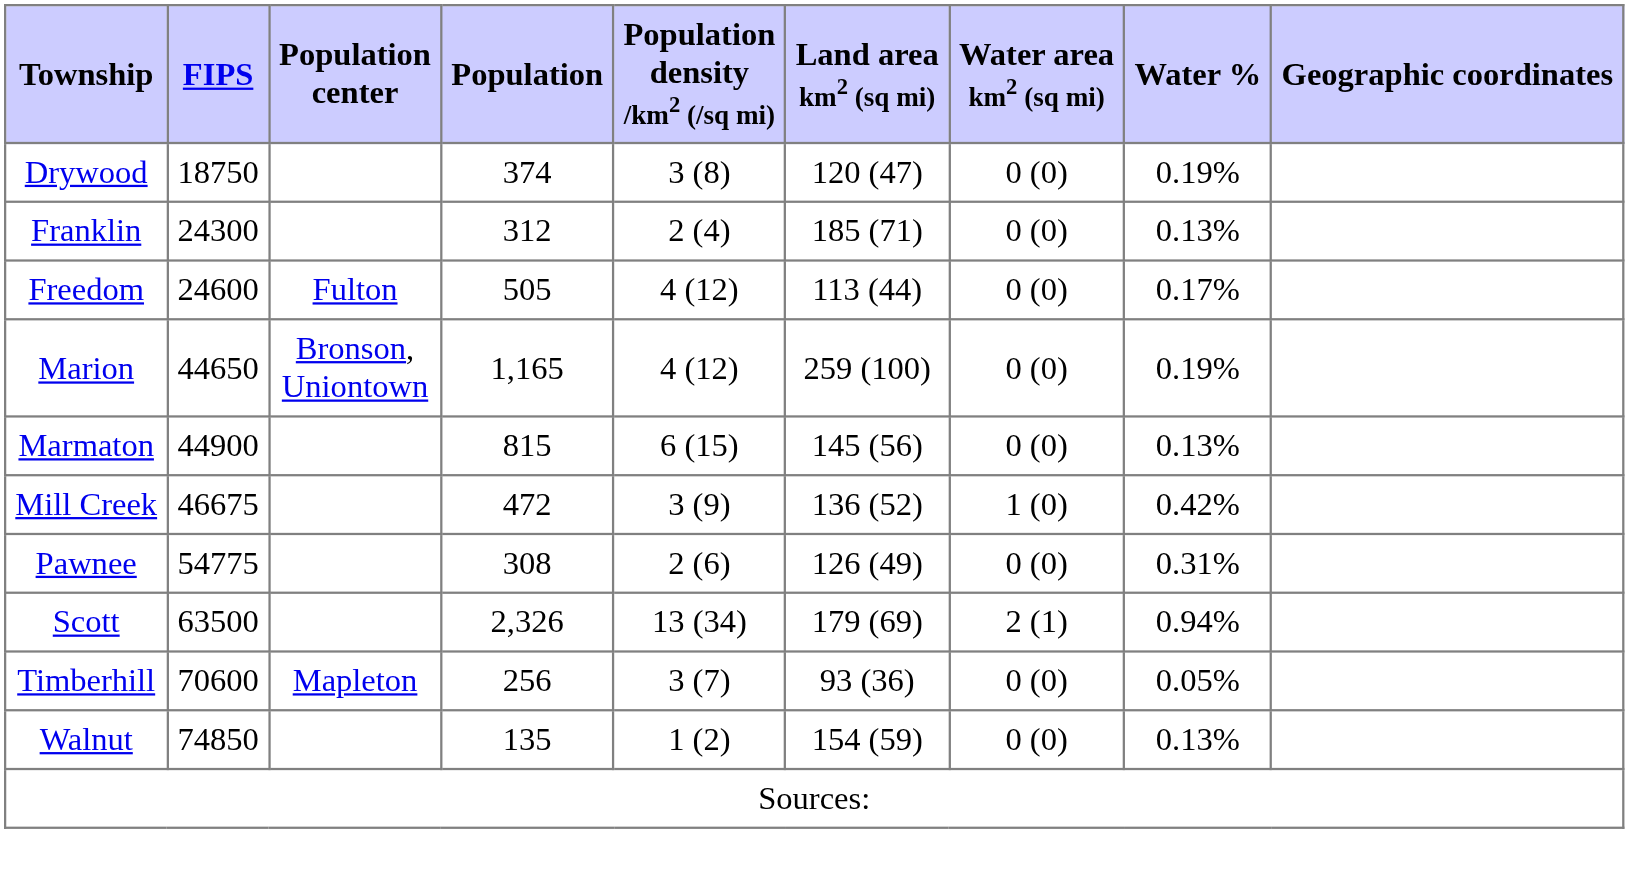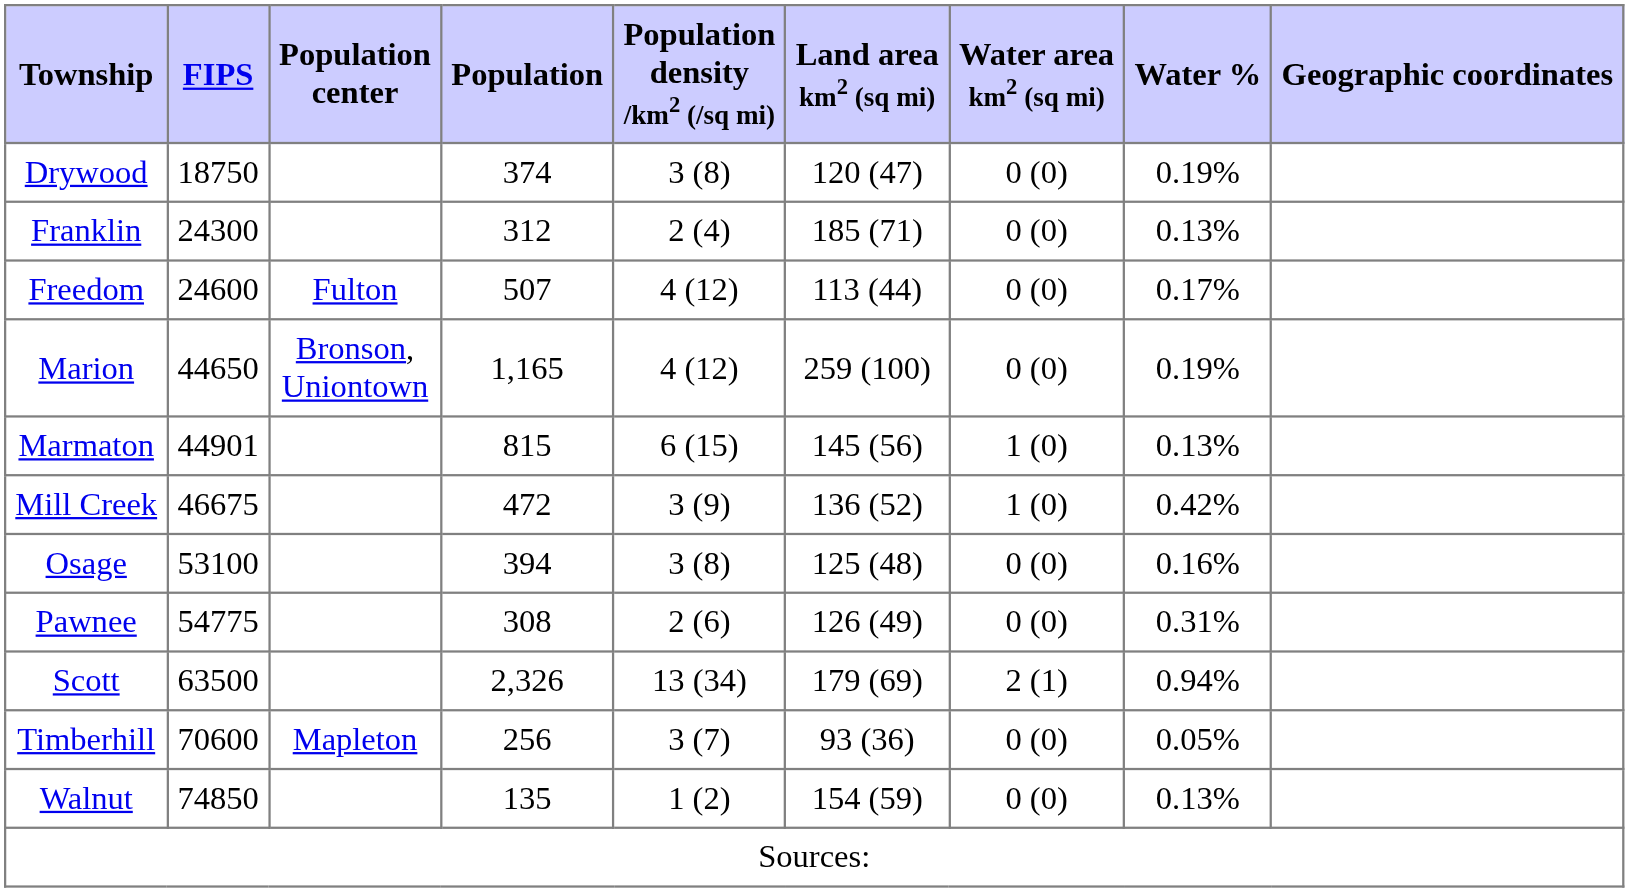(527, 289) 505 -> (527, 289) 507
(218, 445) 44900 -> (218, 445) 44901
(1037, 445) 0 (0) -> (1037, 445) 1 (0)
+ row: (86, 562)
